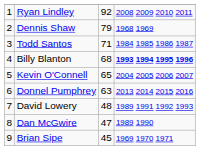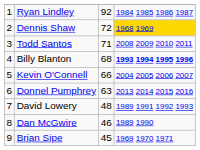(154, 12) 2008 2009 2010 2011 -> (154, 12) 1984 1985 1986 1987
(106, 28) 79 -> (106, 28) 72
(135, 28) no background -> (135, 28) gold background
(154, 44) 1984 1985 1986 1987 -> (154, 44) 2008 2009 2010 2011
(106, 75) 65 -> (106, 75) 66
(106, 122) 47 -> (106, 122) 46
